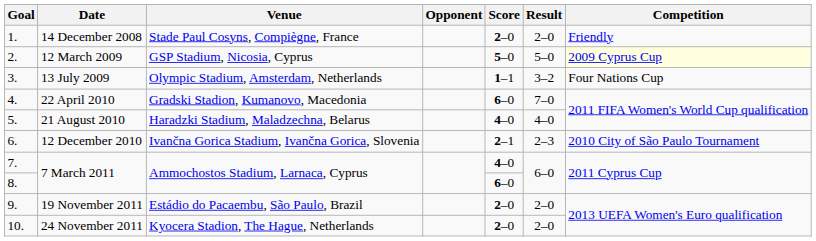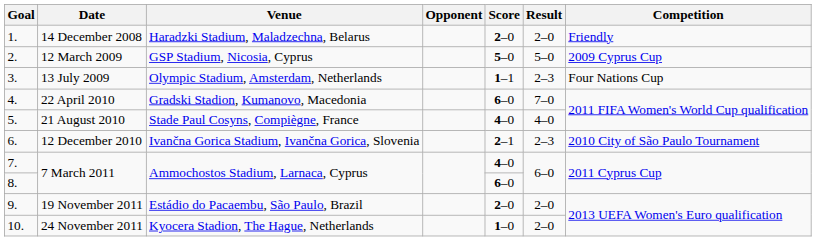(254, 36) Stade Paul Cosyns, Compiègne, France -> (259, 36) Haradzki Stadium, Maladzechna, Belarus
(615, 57) lightyellow background -> (615, 57) no background
(544, 78) 3–2 -> (544, 78) 2–3
(259, 120) Haradzki Stadium, Maladzechna, Belarus -> (254, 120) Stade Paul Cosyns, Compiègne, France
(504, 225) 2–0 -> (504, 225) 1–0
